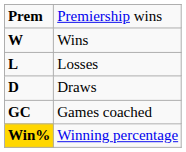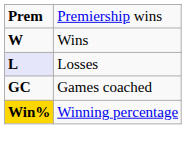(13, 64) no background -> (13, 64) lavender background
- row: (77, 87)
